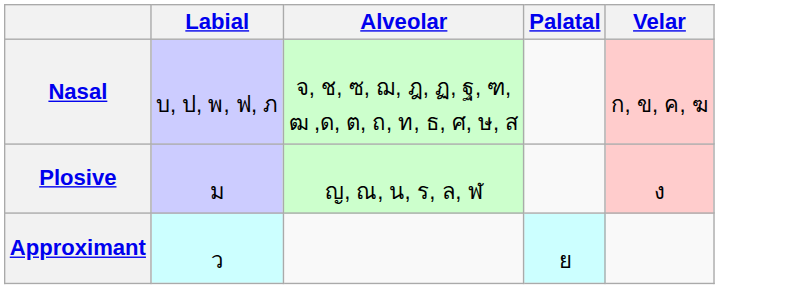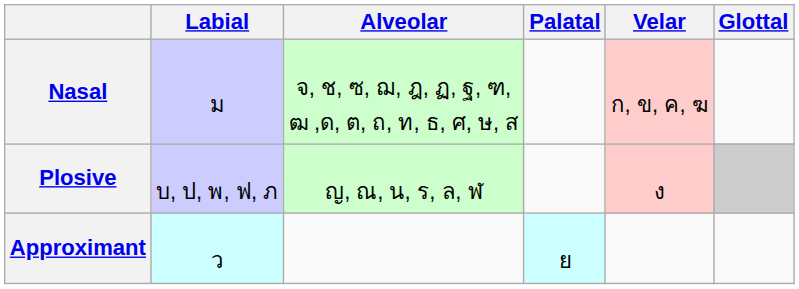+ column: (753, 22)
(217, 104) บ, ป, พ, ฟ, ภ -> (217, 104) ม
(217, 191) ม -> (217, 191) บ, ป, พ, ฟ, ภ
